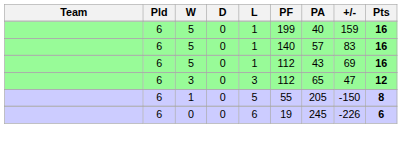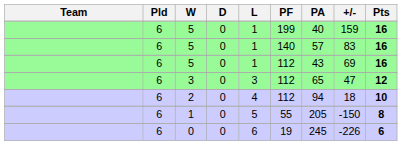+ row: (74, 98)
